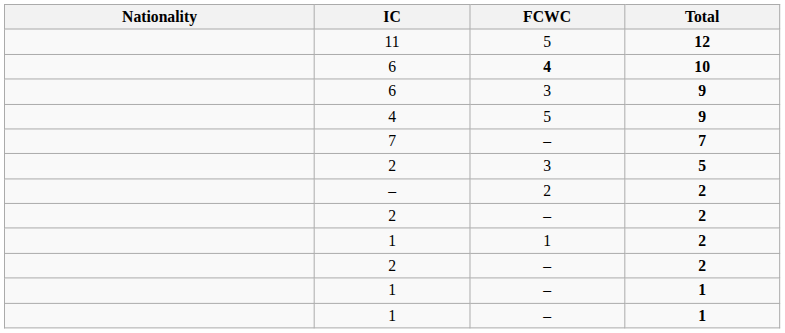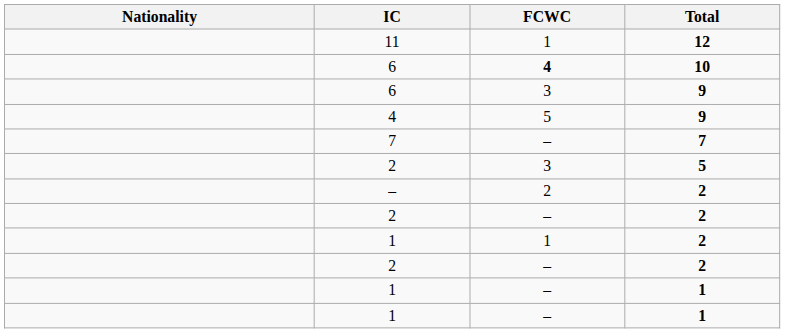(547, 41) 5 -> (547, 41) 1
